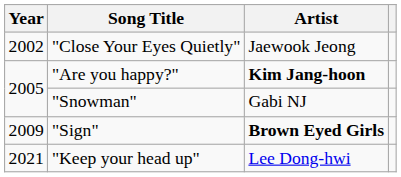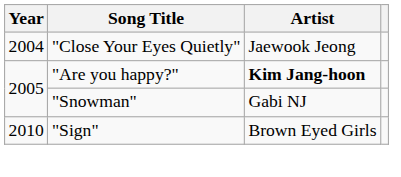(26, 46) 2002 -> (26, 46) 2004
(26, 130) 2009 -> (26, 130) 2010
(316, 130) bold -> (312, 130) normal
- row: (126, 158)
